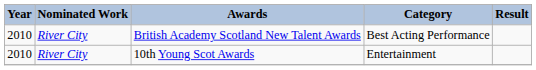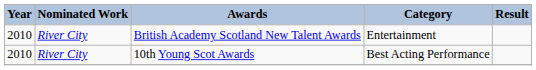(428, 35) Best Acting Performance -> (401, 35) Entertainment
(401, 55) Entertainment -> (428, 55) Best Acting Performance
